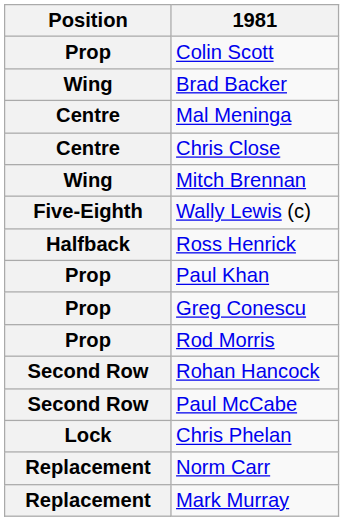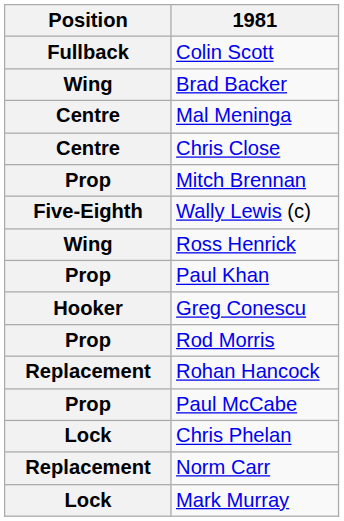(88, 52) Prop -> (88, 52) Fullback
(88, 180) Wing -> (88, 180) Prop
(88, 244) Halfback -> (88, 244) Wing
(88, 308) Prop -> (88, 308) Hooker
(88, 372) Second Row -> (88, 372) Replacement
(88, 404) Second Row -> (88, 404) Prop
(88, 500) Replacement -> (88, 500) Lock
